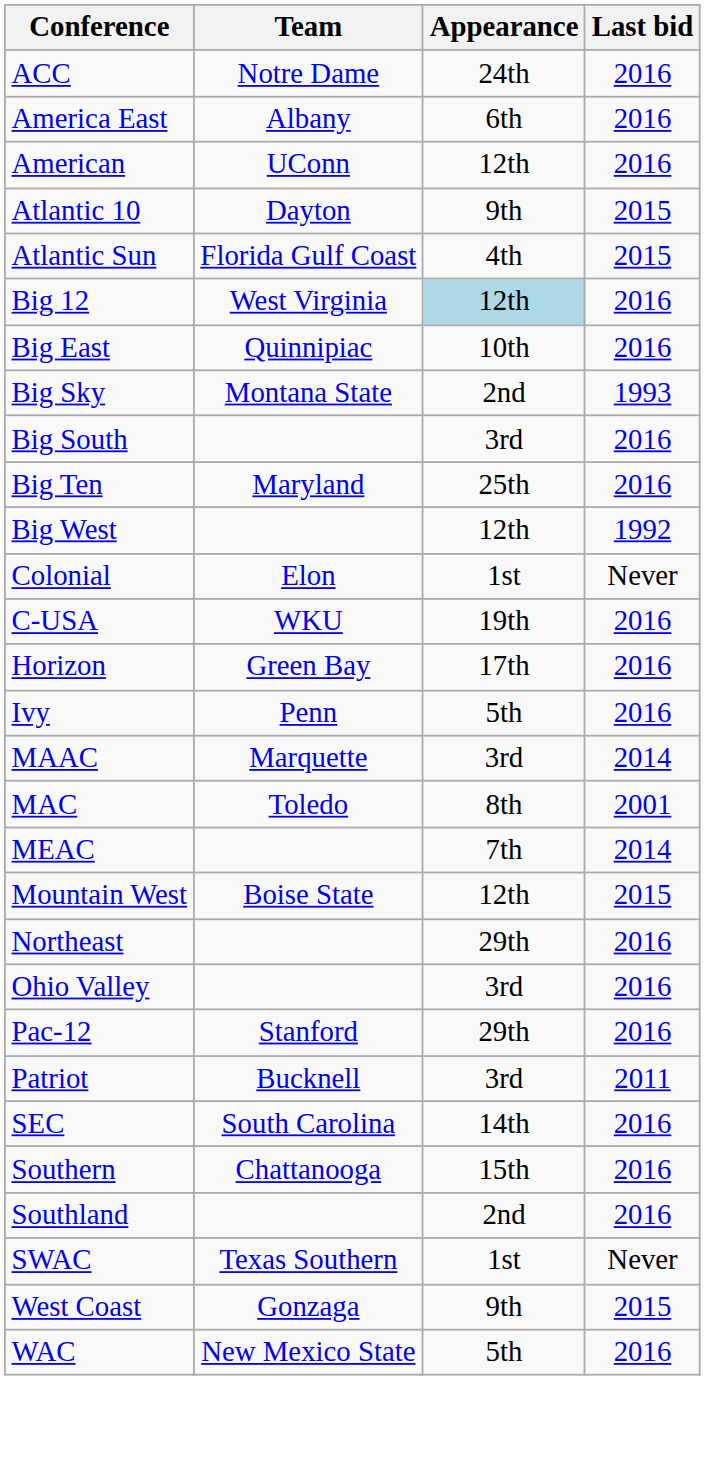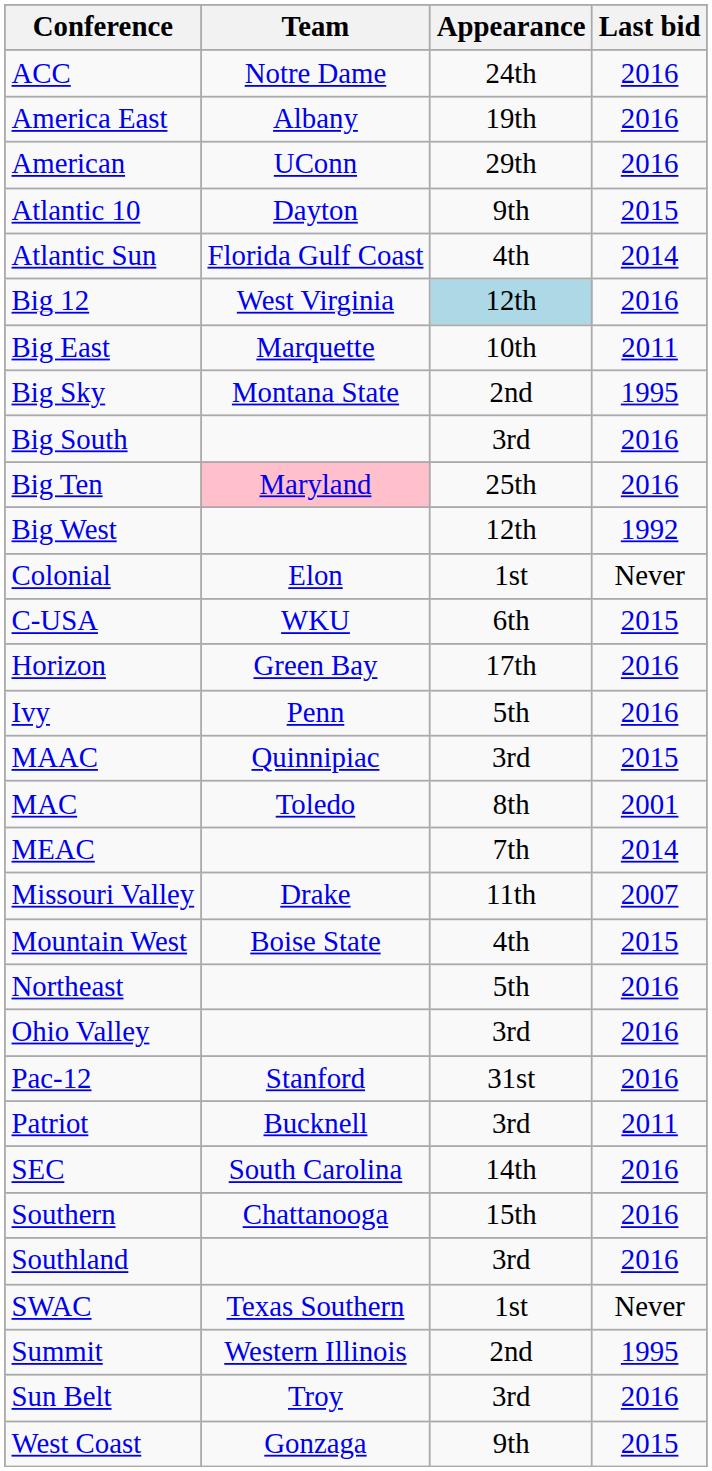(504, 118) 6th -> (511, 118) 19th
(504, 164) 12th -> (511, 164) 29th
(643, 255) 2015 -> (650, 255) 2014
(308, 347) Quinnipiac -> (315, 347) Marquette
(643, 347) 2016 -> (650, 347) 2011
(643, 392) 1993 -> (650, 392) 1995
(308, 484) no background -> (315, 484) pink background
(504, 621) 19th -> (511, 621) 6th
(643, 621) 2016 -> (650, 621) 2015
(308, 758) Marquette -> (315, 758) Quinnipiac
(643, 758) 2014 -> (650, 758) 2015
+ row: (103, 895)
(504, 895) 12th -> (511, 940) 4th
(504, 940) 29th -> (511, 986) 5th
(504, 1032) 29th -> (511, 1077) 31st
(504, 1214) 2nd -> (511, 1260) 3rd
+ row: (57, 1351)
+ row: (62, 1397)
- row: (44, 1351)
